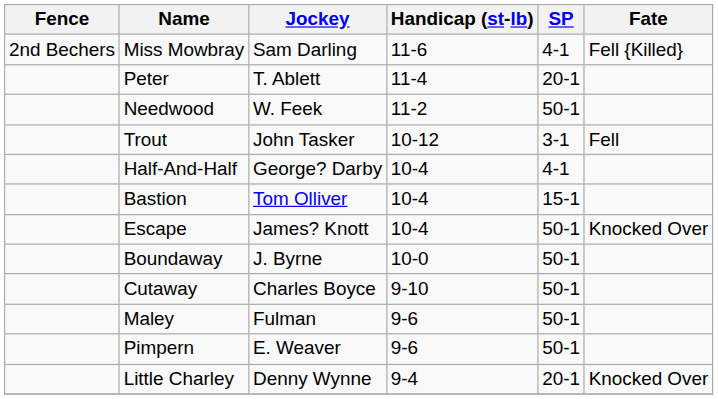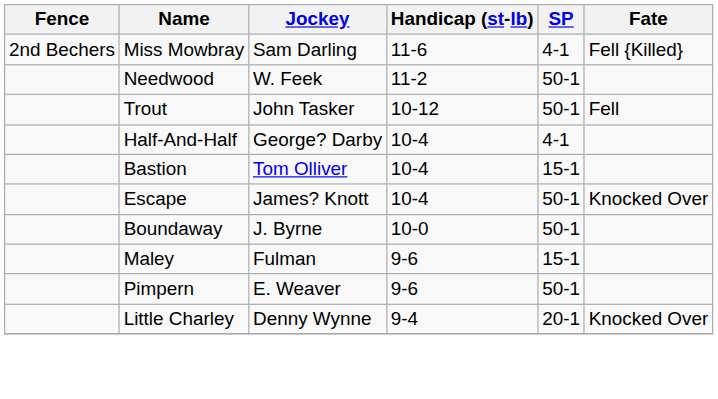- row: (146, 79)
(556, 139) 3-1 -> (561, 109) 50-1
- row: (160, 288)
(561, 318) 50-1 -> (561, 259) 15-1
